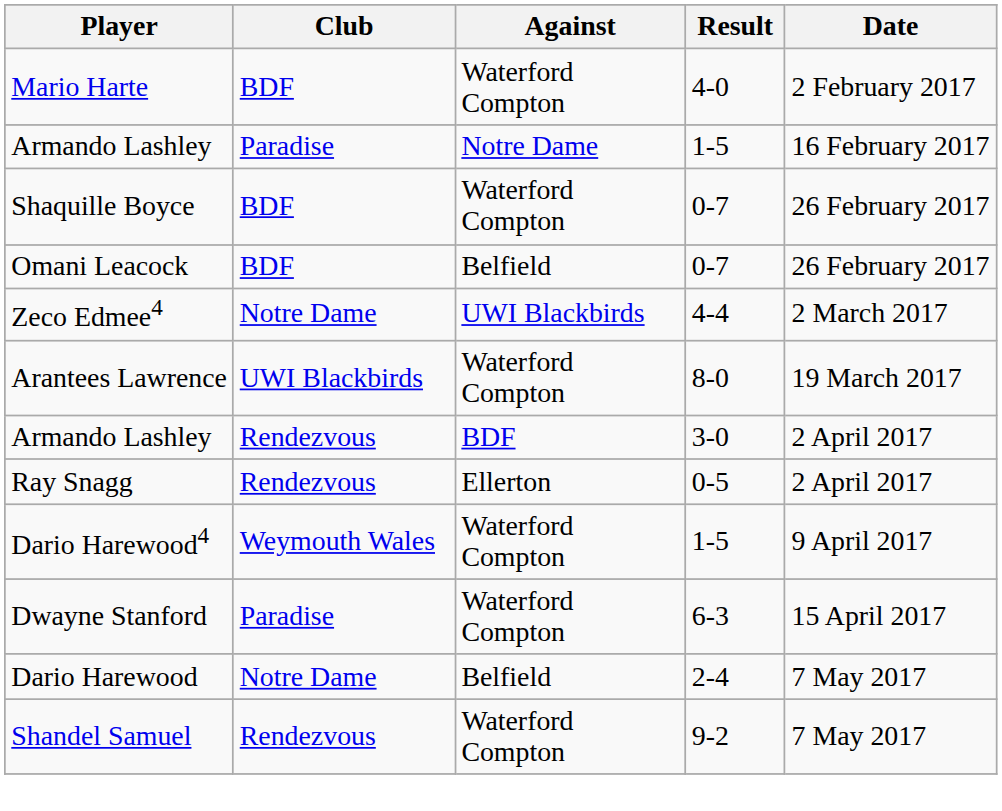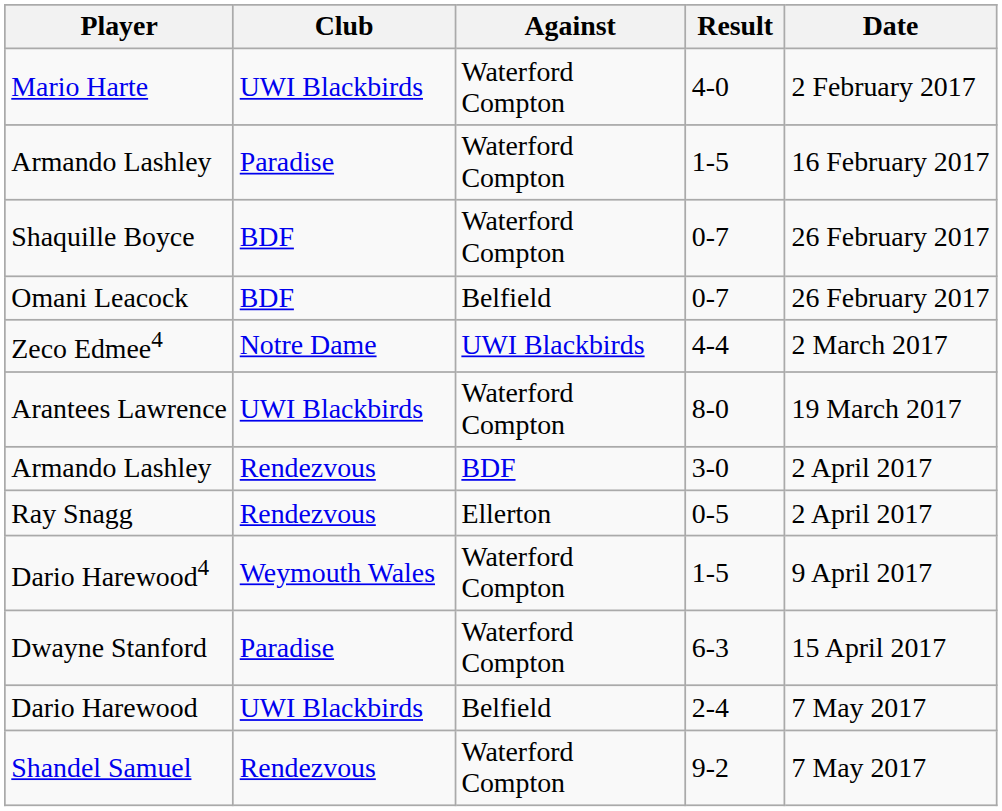(267, 86) BDF -> (331, 86) UWI Blackbirds
(530, 146) Notre Dame -> (517, 161) Waterford Compton
(308, 676) Notre Dame -> (331, 707) UWI Blackbirds
